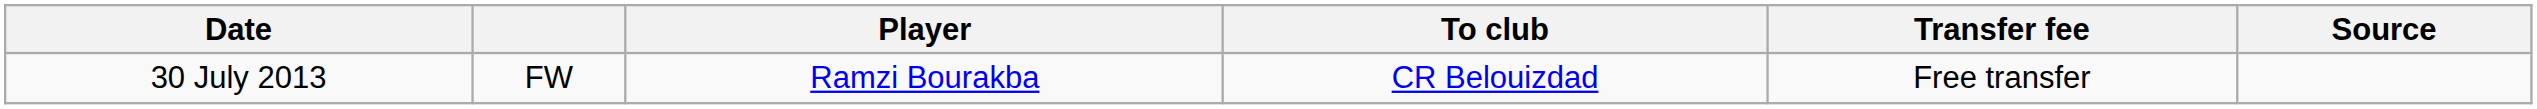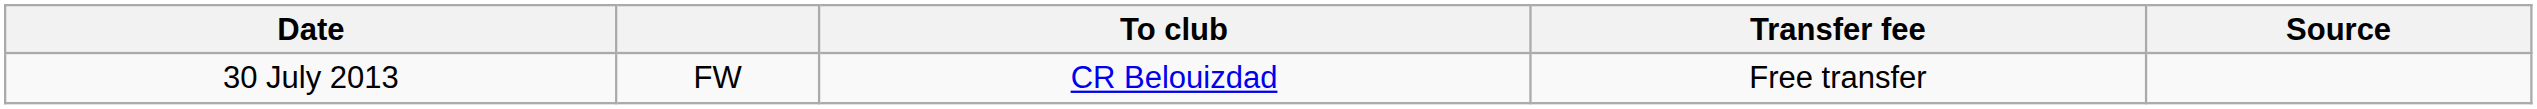- column: (925, 29)
